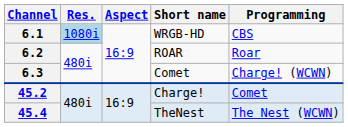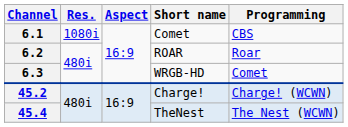(81, 34) lightblue background -> (81, 34) no background
(179, 34) WRGB-HD -> (172, 34) Comet
(172, 73) Comet -> (179, 73) WRGB-HD
(282, 73) Charge! (WCWN) -> (250, 73) Comet
(250, 93) Comet -> (282, 93) Charge! (WCWN)
